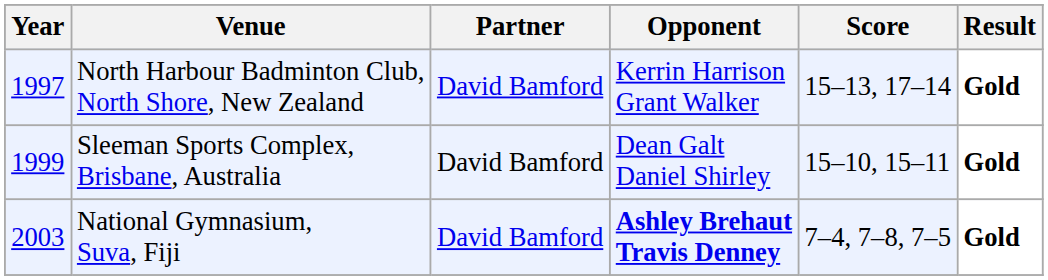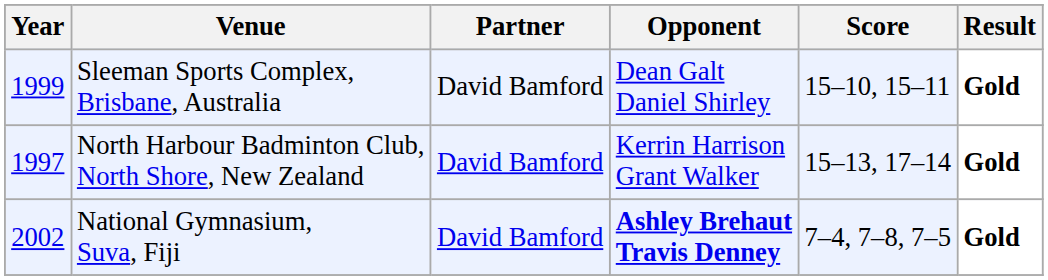rows swapped: (251, 86) <-> (216, 161)
(38, 237) 2003 -> (38, 237) 2002
